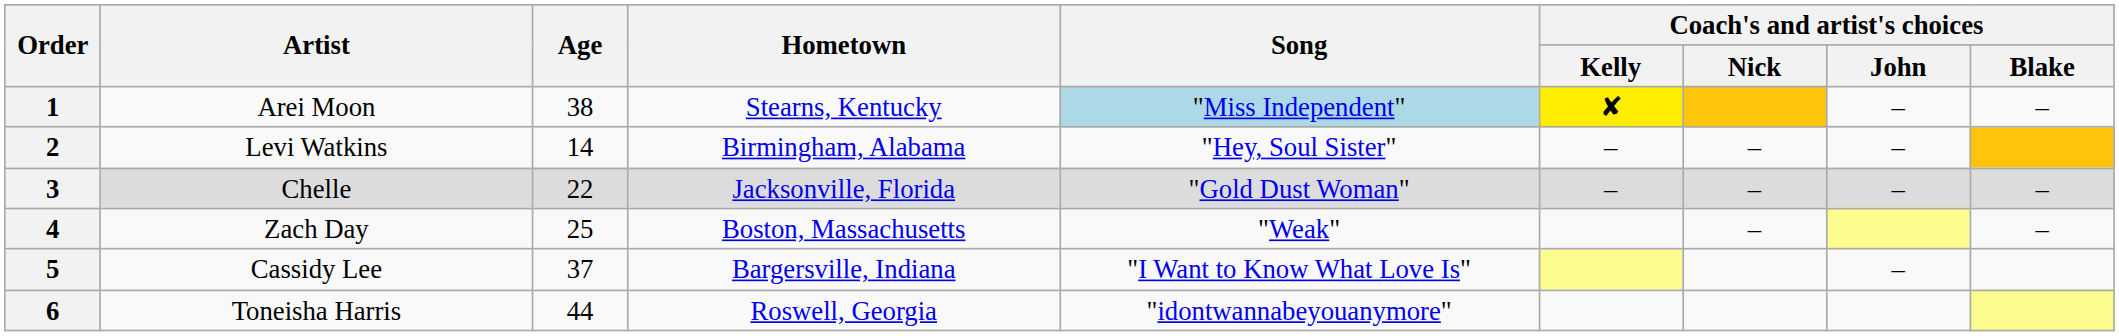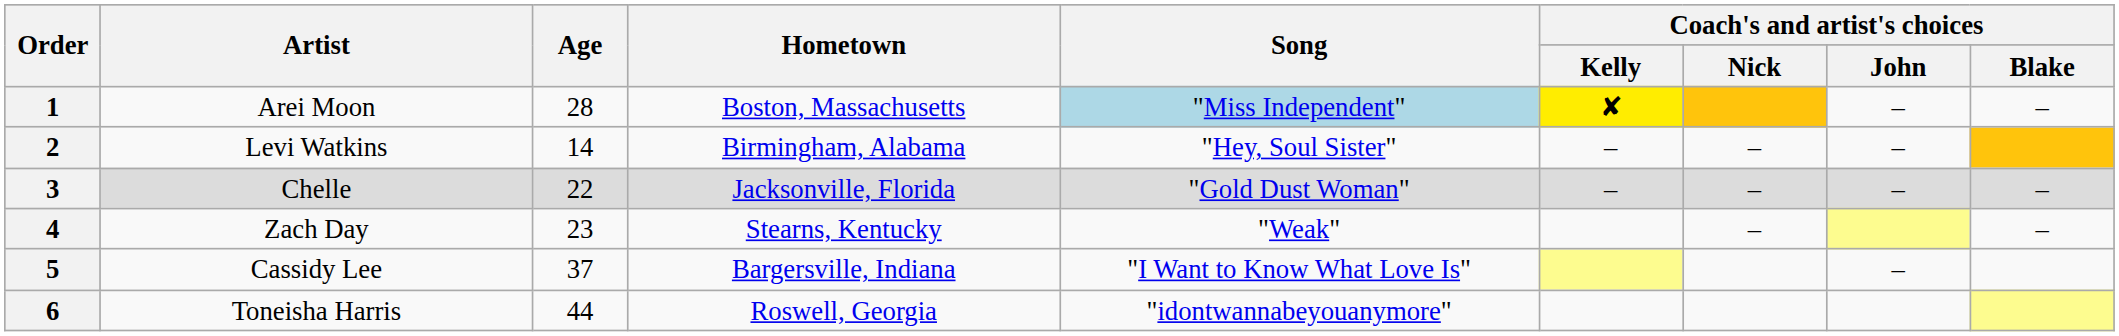(580, 107) 38 -> (580, 107) 28
(844, 107) Stearns, Kentucky -> (844, 107) Boston, Massachusetts
(580, 229) 25 -> (580, 229) 23
(844, 229) Boston, Massachusetts -> (844, 229) Stearns, Kentucky
